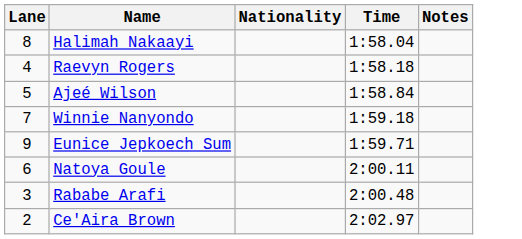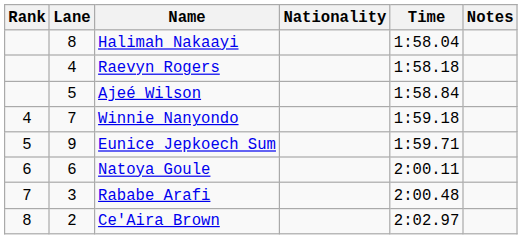+ column: (27, 17)
